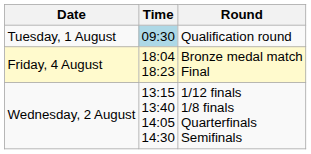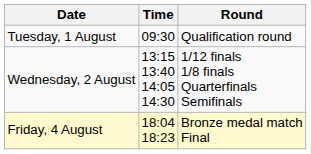(158, 36) lightblue background -> (158, 36) no background
rows swapped: (71, 115) <-> (55, 64)
